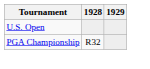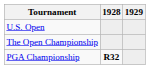+ row: (52, 42)
(93, 42) normal -> (111, 57) bold
